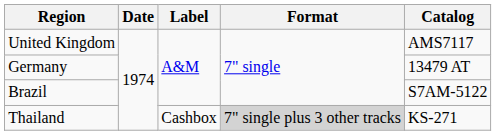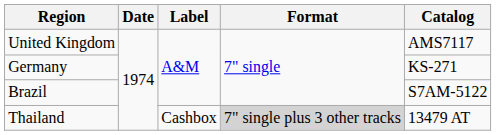(439, 67) 13479 AT -> (433, 67) KS-271
(433, 117) KS-271 -> (439, 117) 13479 AT
